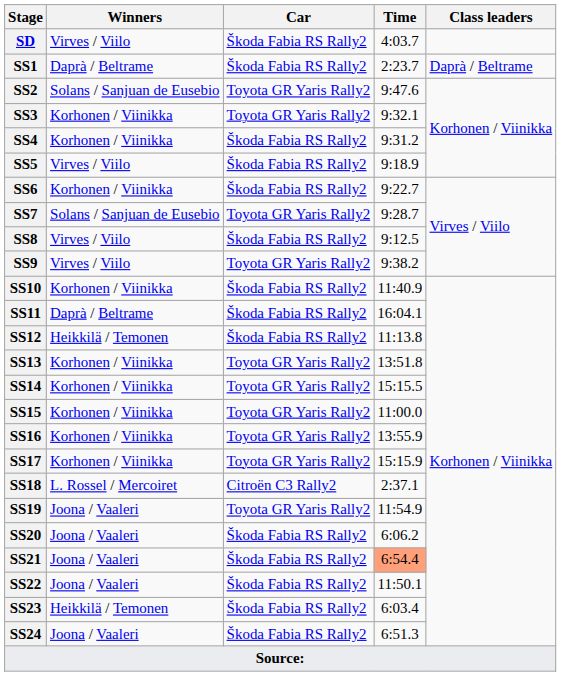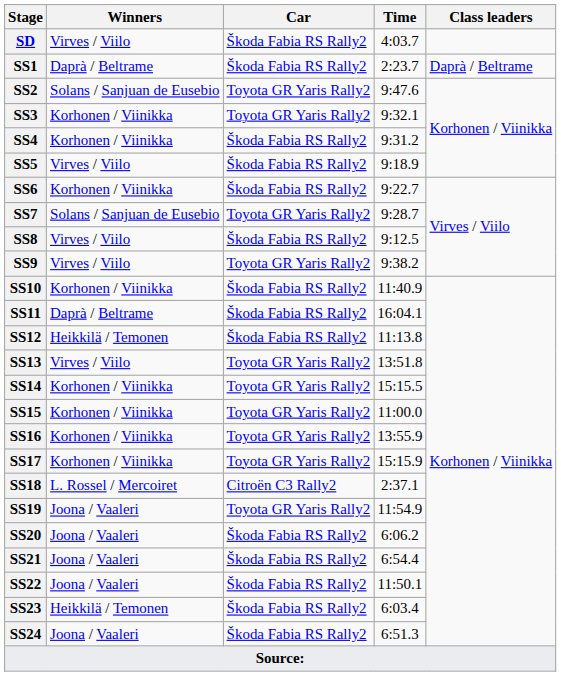(111, 361) Korhonen / Viinikka -> (90, 361) Virves / Viilo
(400, 559) lightsalmon background -> (400, 559) no background
